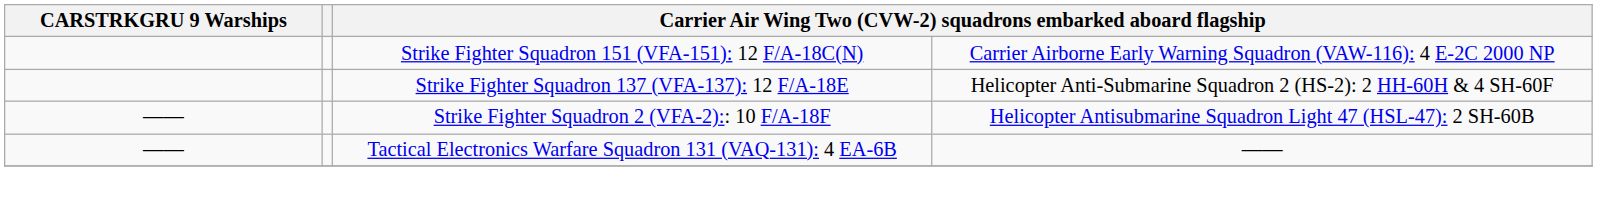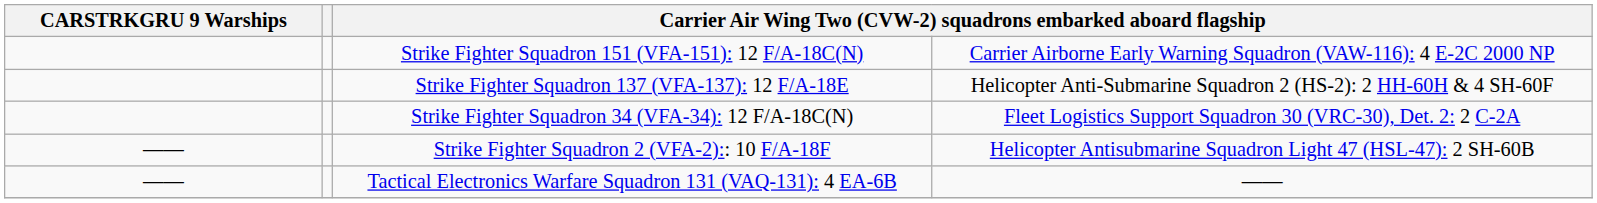+ row: (632, 117)
